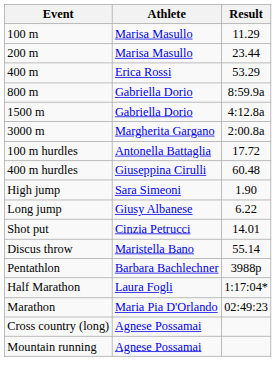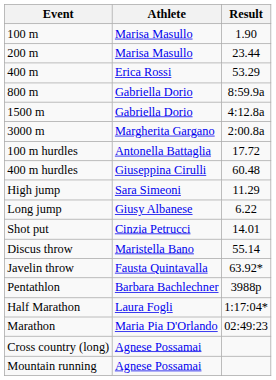(246, 33) 11.29 -> (246, 33) 1.90
(246, 190) 1.90 -> (246, 190) 11.29
+ row: (41, 268)
